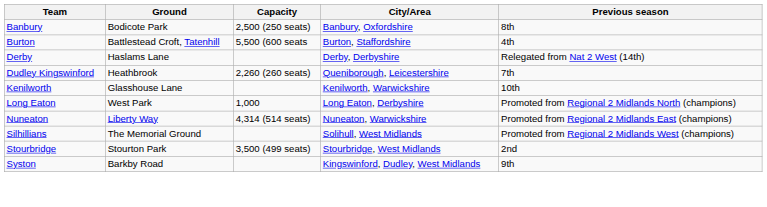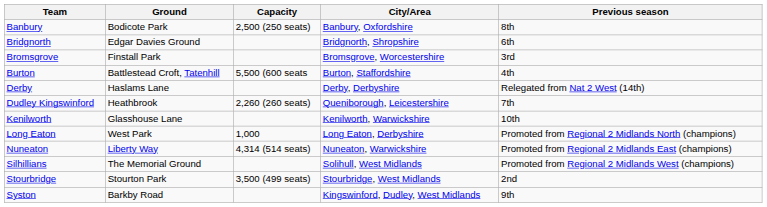+ row: (29, 42)
+ row: (32, 57)
